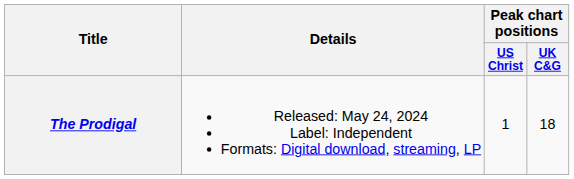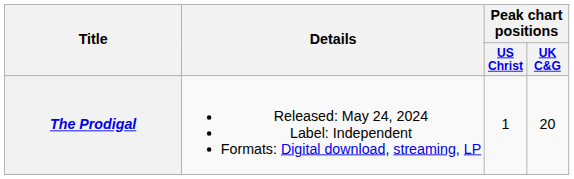(548, 125) 18 -> (548, 125) 20
